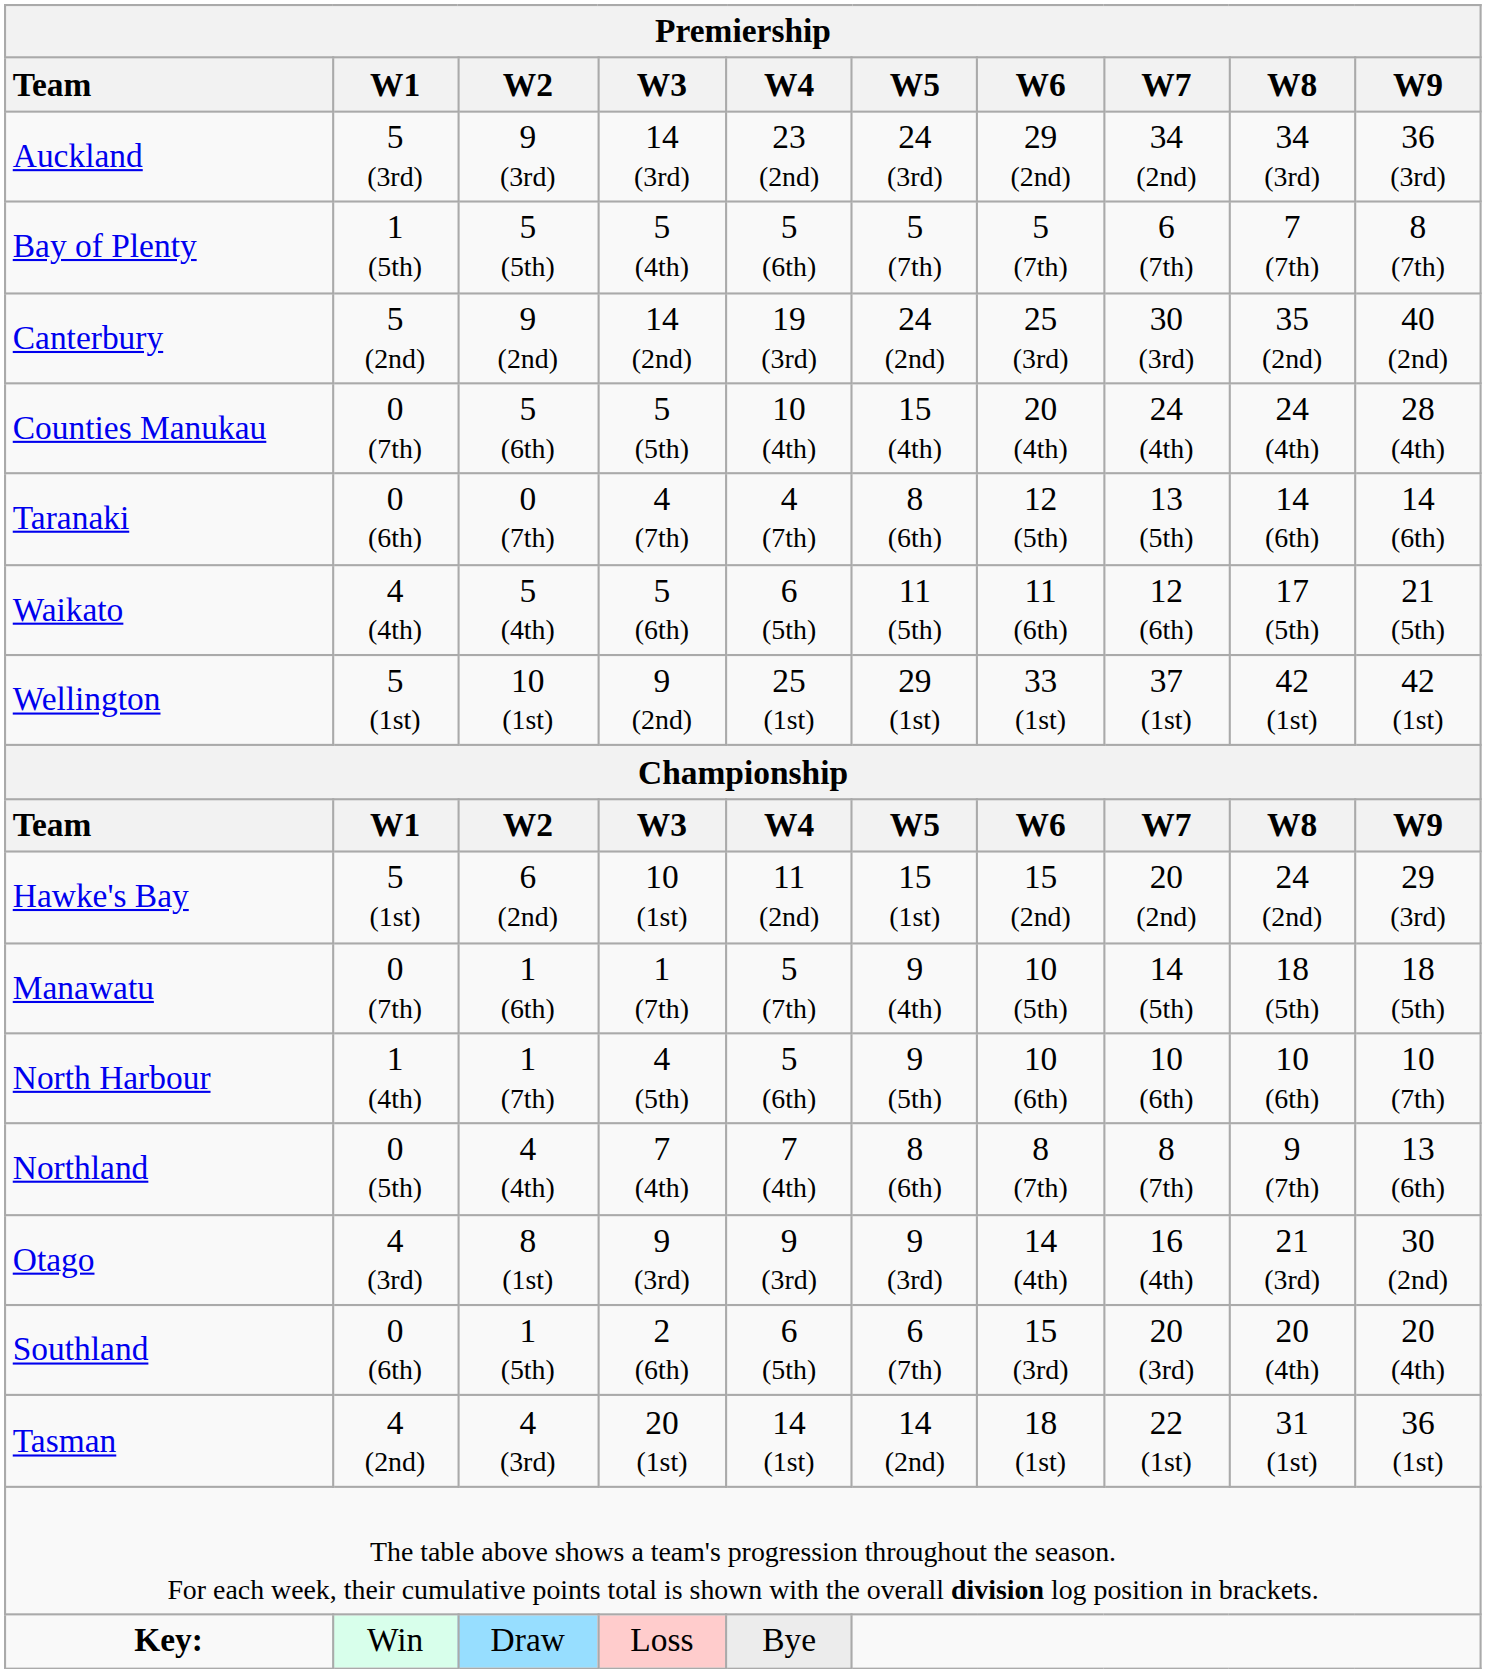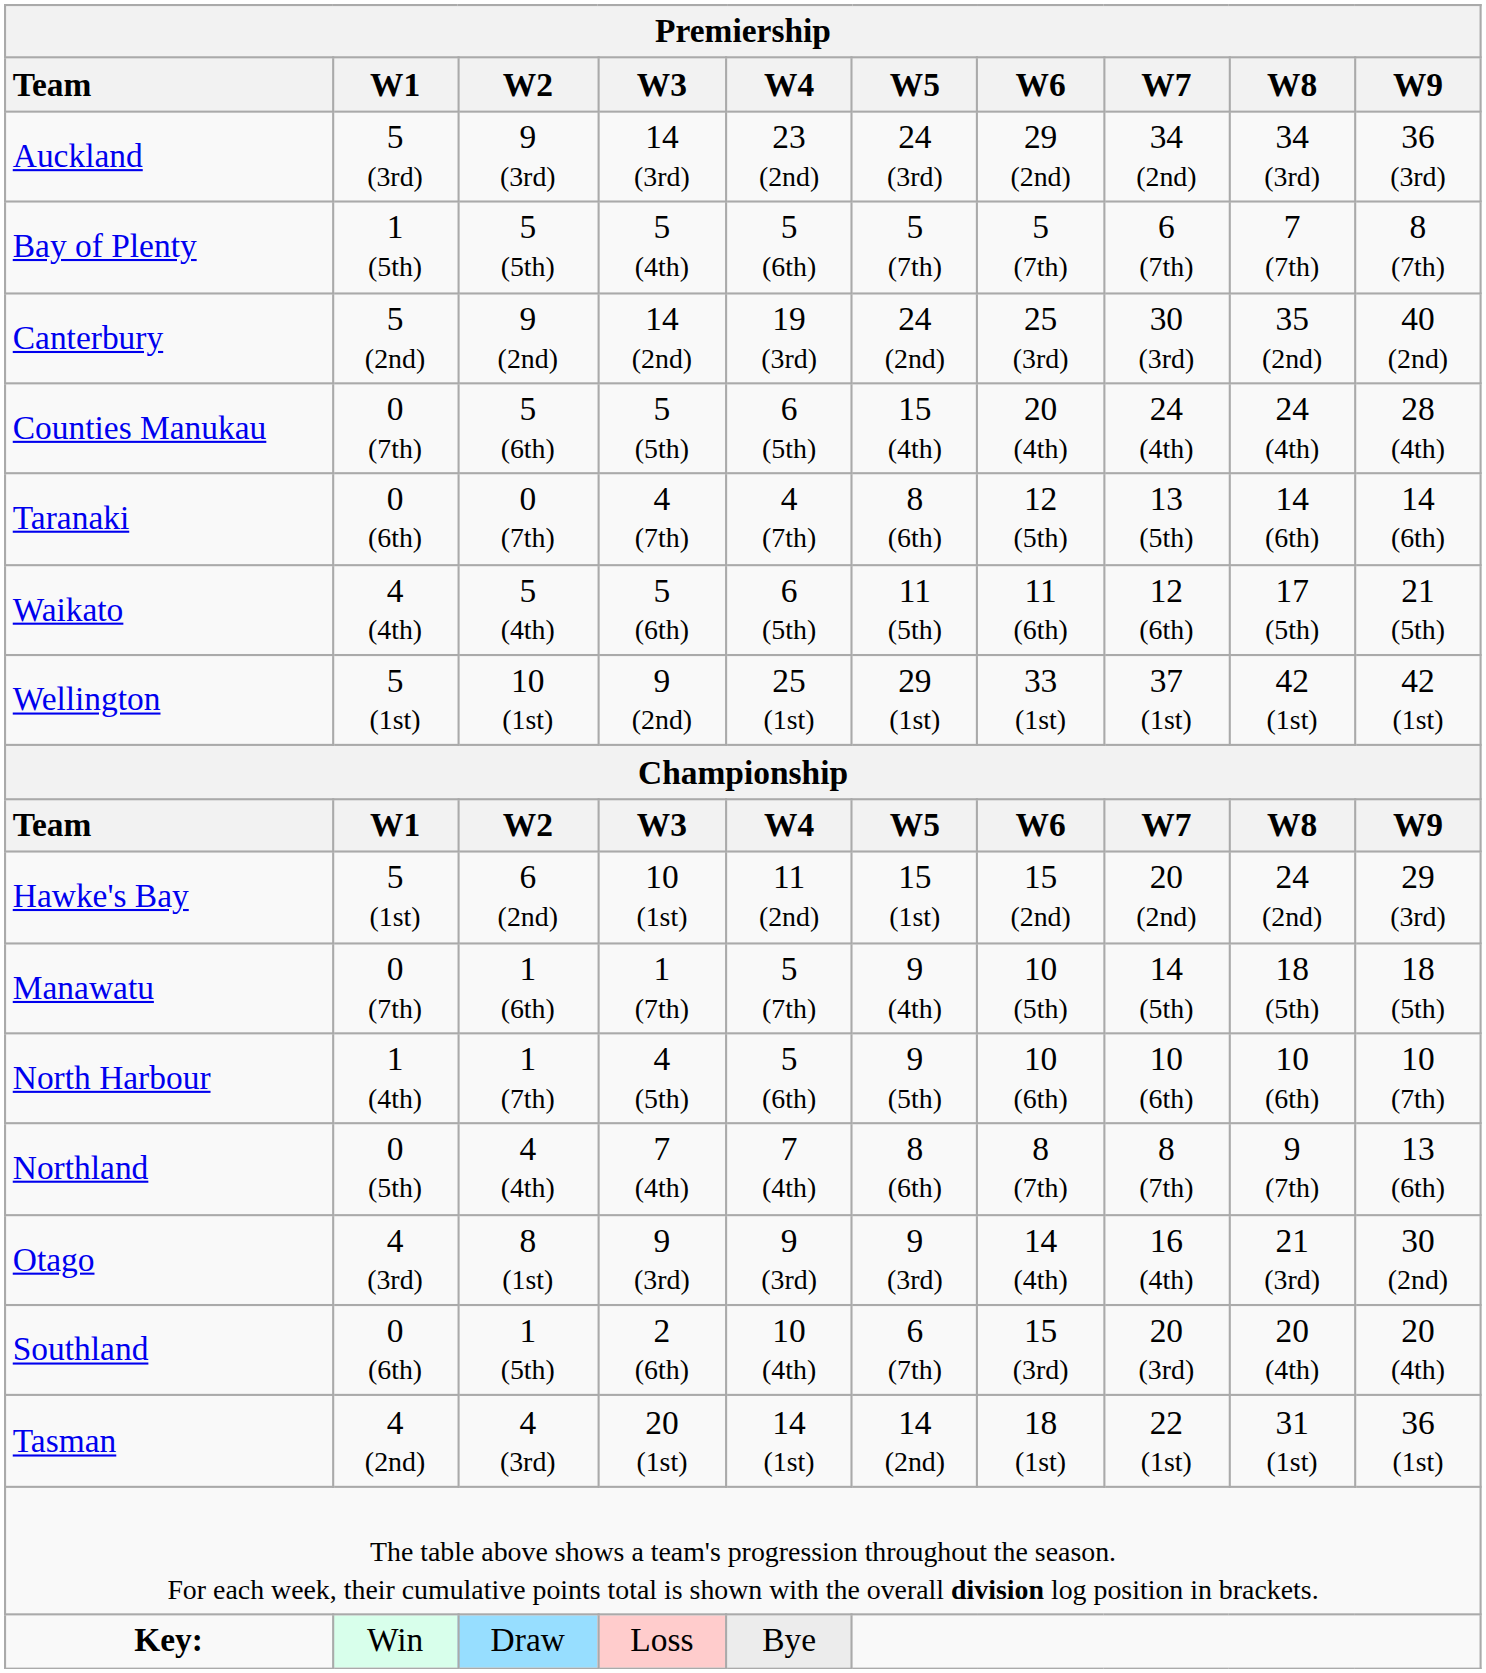(789, 427) 10 (4th) -> (789, 427) 6 (5th)
(789, 1349) 6 (5th) -> (789, 1349) 10 (4th)
